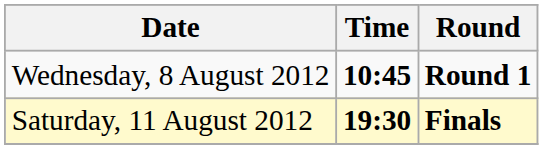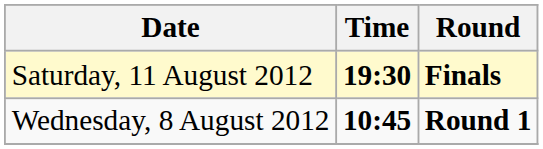rows swapped: (171, 74) <-> (162, 120)
